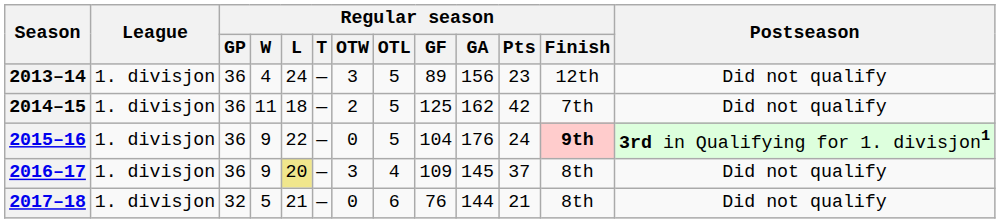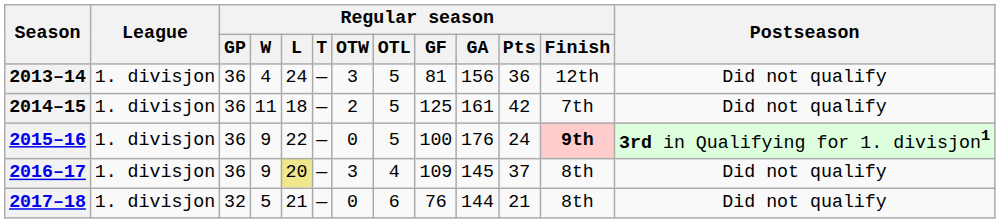(436, 79) 89 -> (436, 79) 81
(519, 79) 23 -> (519, 79) 36
(478, 108) 162 -> (478, 108) 161
(436, 141) 104 -> (436, 141) 100
